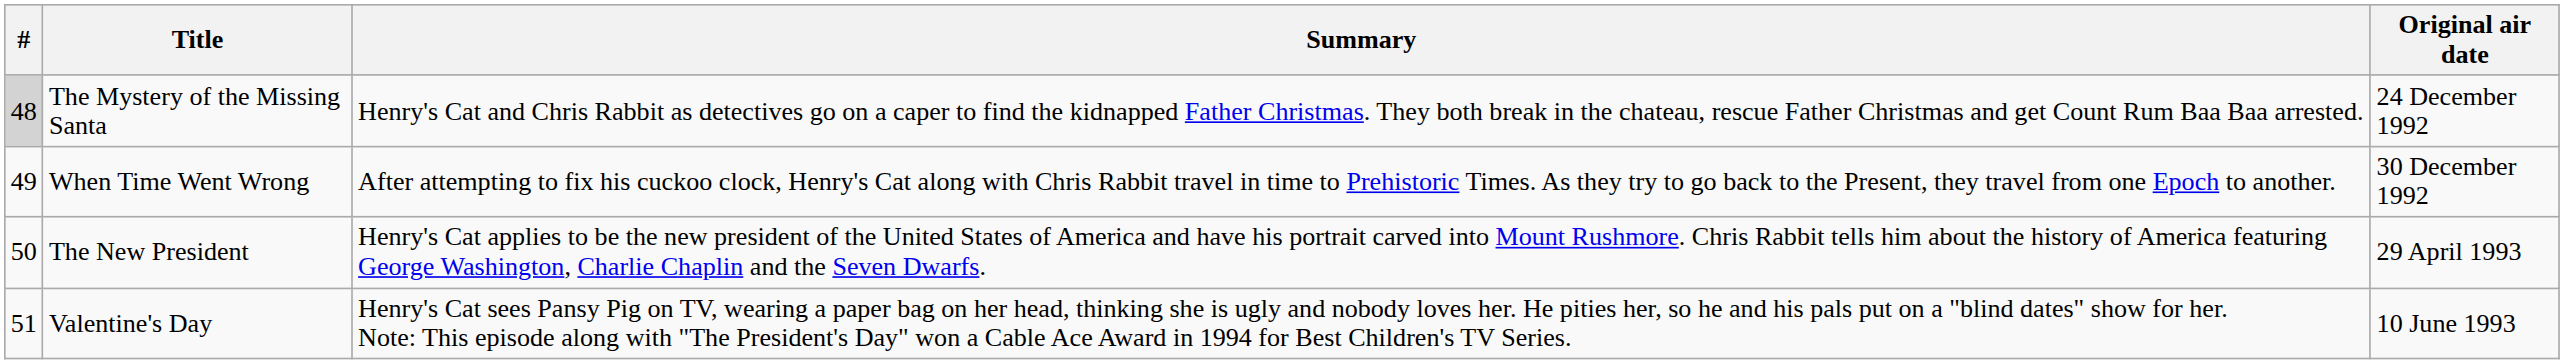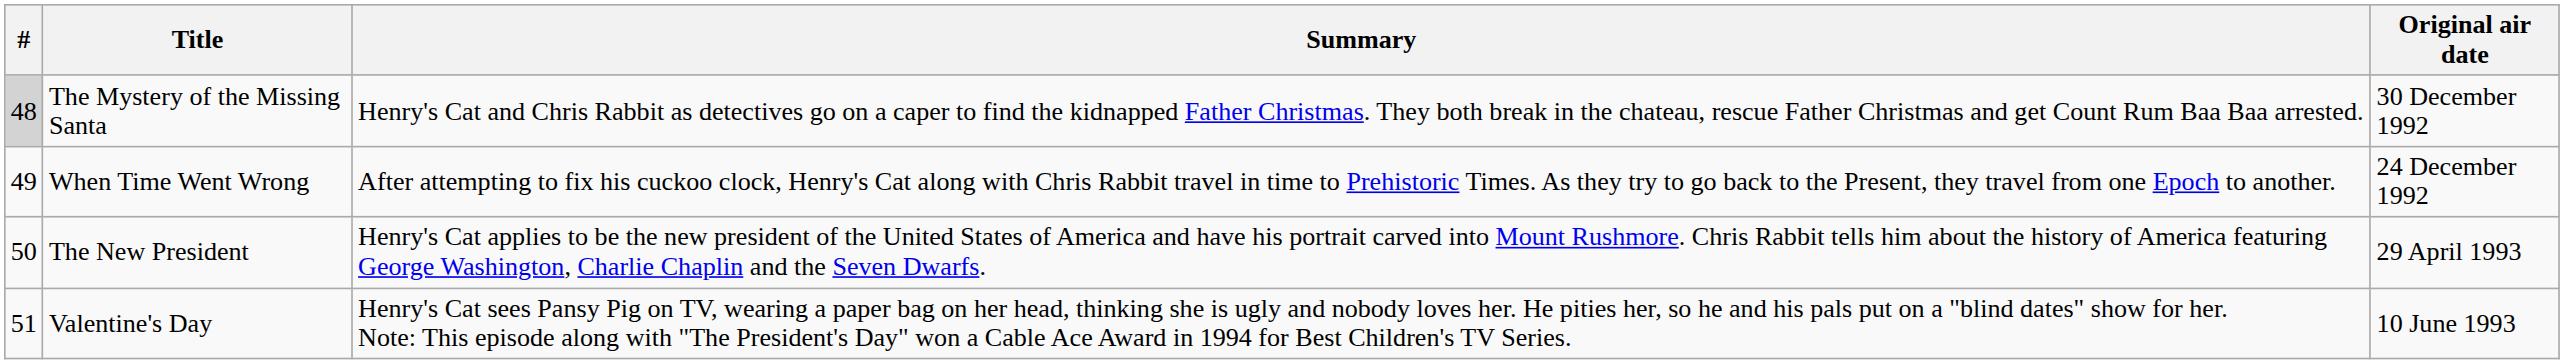(2446, 110) 24 December 1992 -> (2446, 110) 30 December 1992
(2446, 181) 30 December 1992 -> (2446, 181) 24 December 1992
